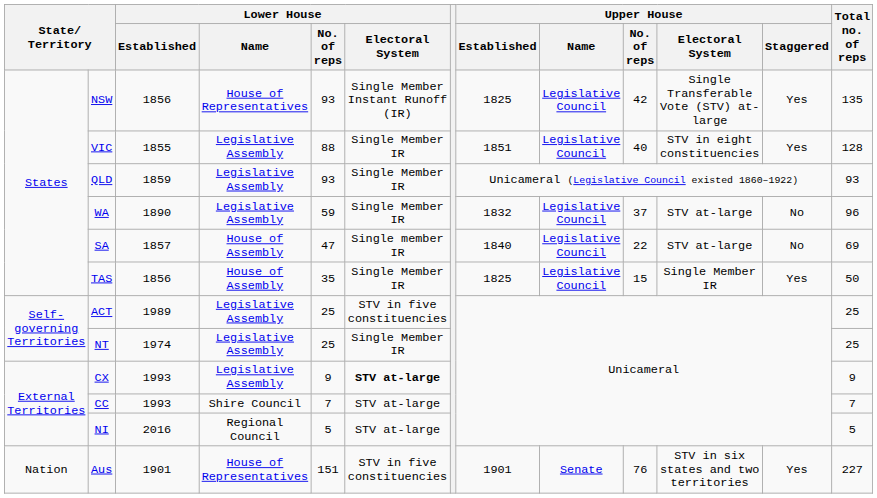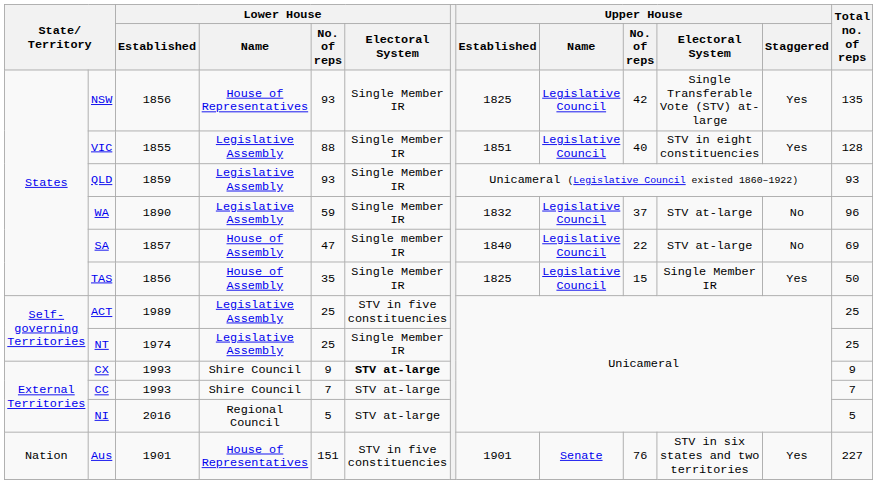(398, 100) Single Member Instant Runoff (IR) -> (398, 100) Single Member IR
(255, 378) Legislative Assembly -> (255, 371) Shire Council
